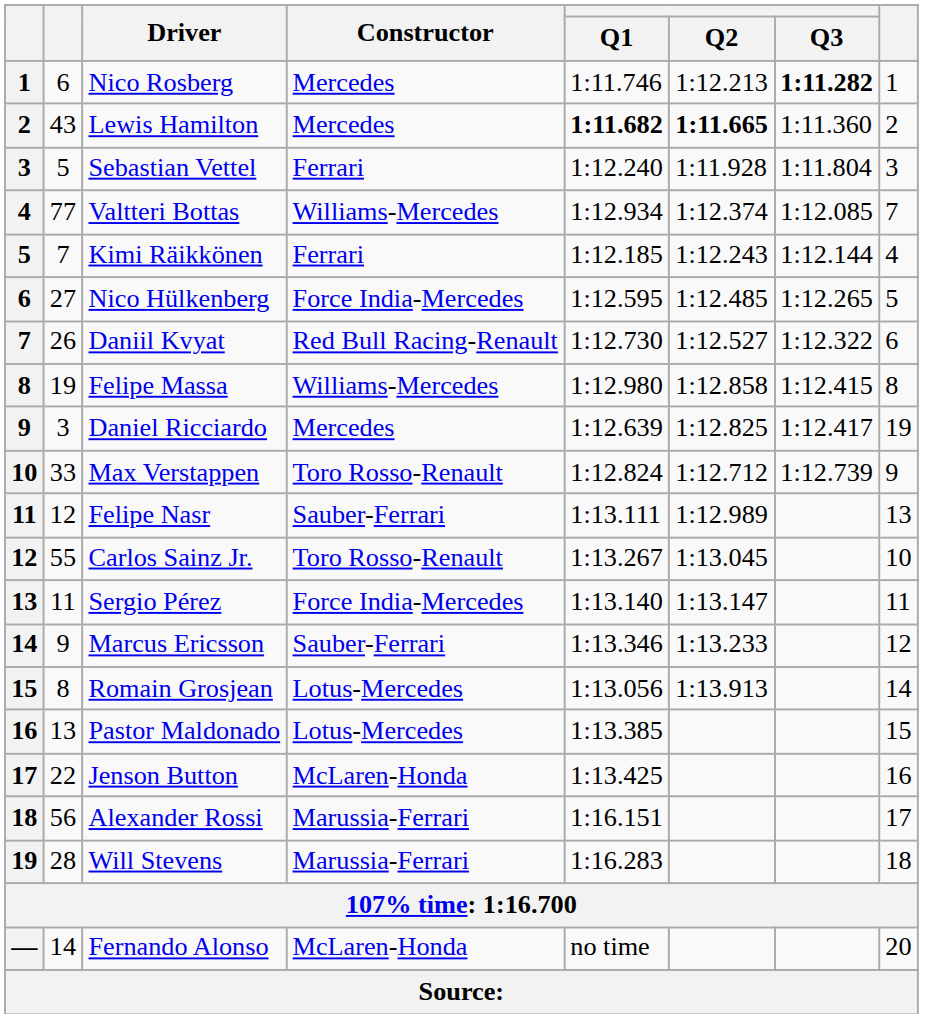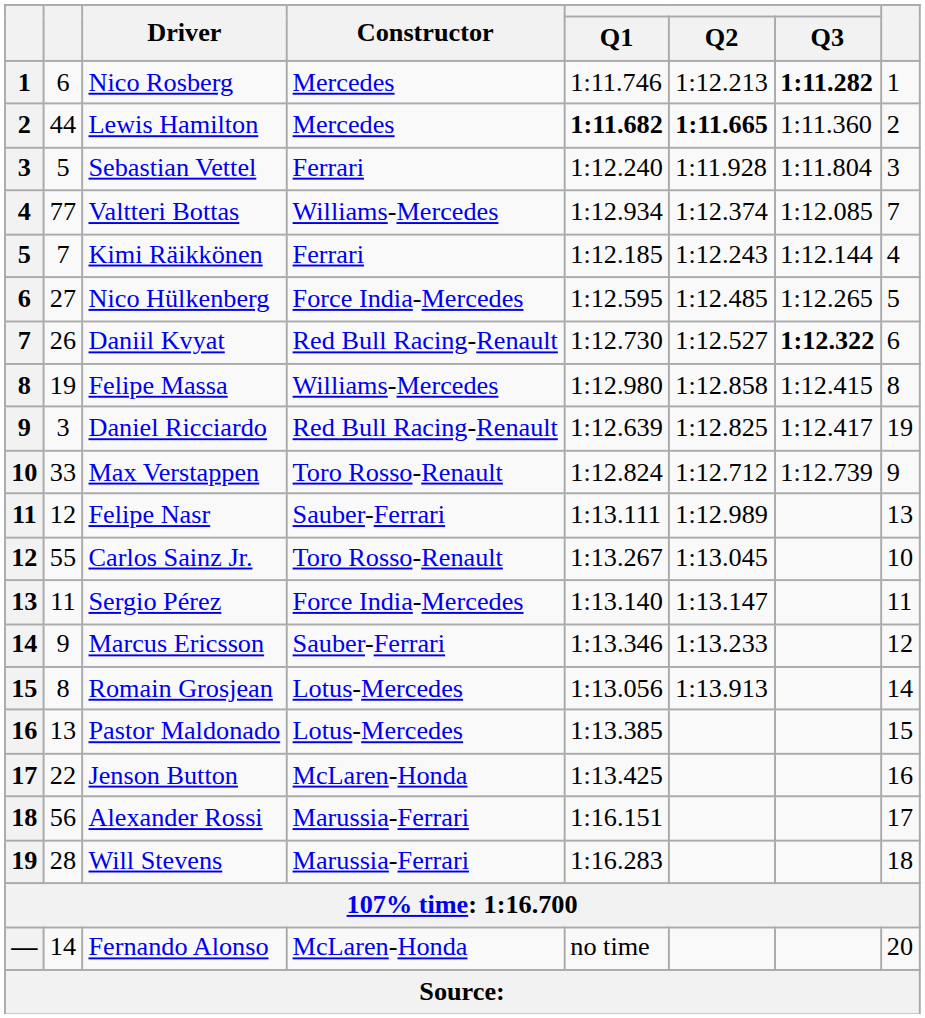(63, 124) 43 -> (63, 124) 44
(827, 341) normal -> (827, 341) bold
(344, 427) Mercedes -> (425, 427) Red Bull Racing-Renault
